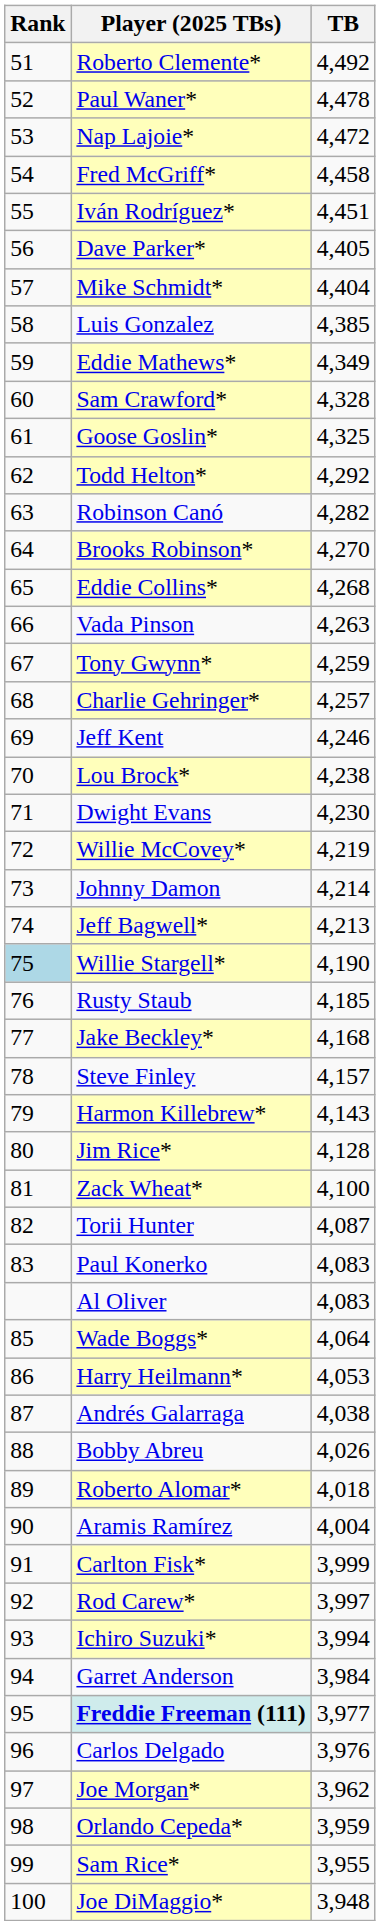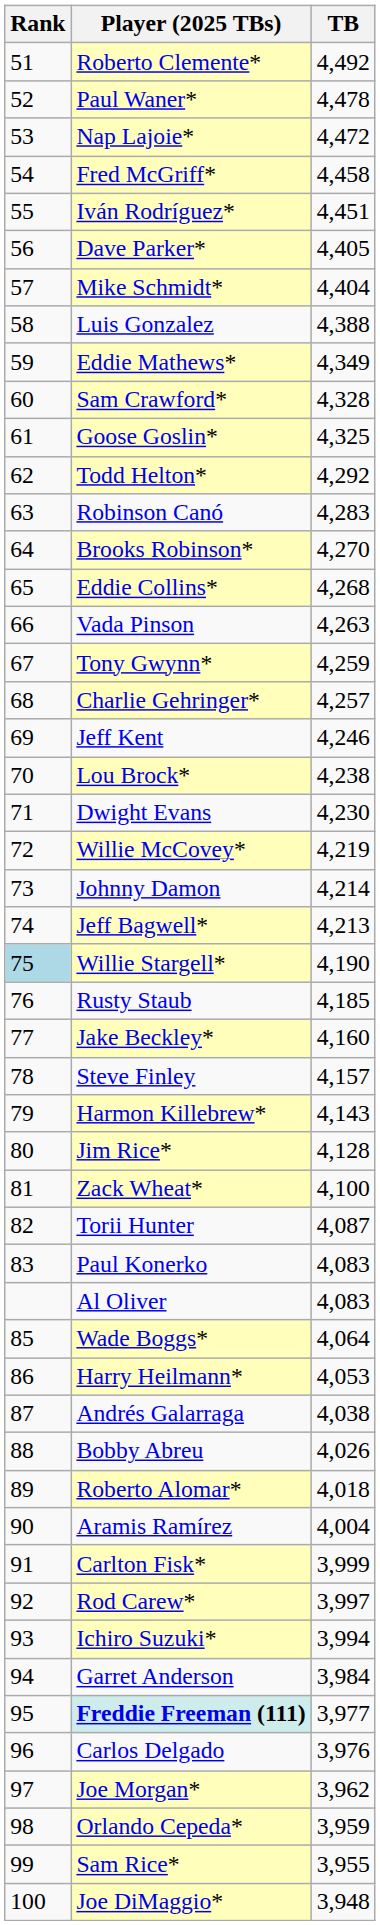(343, 324) 4,385 -> (343, 324) 4,388
(343, 512) 4,282 -> (343, 512) 4,283
(343, 1037) 4,168 -> (343, 1037) 4,160
